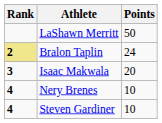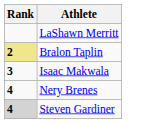- column: (139, 14)
(10, 109) no background -> (10, 109) lightgrey background
